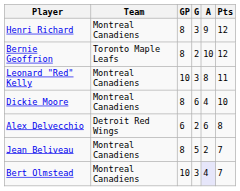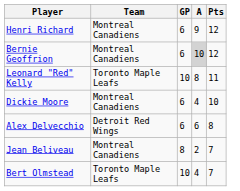- column: (197, 11)
(182, 30) 8 -> (182, 30) 6
(127, 54) Toronto Maple Leafs -> (116, 54) Montreal Canadiens
(182, 54) 8 -> (182, 54) 6
(208, 54) no background -> (199, 54) lightgrey background
(116, 78) Montreal Canadiens -> (127, 78) Toronto Maple Leafs
(182, 102) 8 -> (182, 102) 6
(116, 174) Montreal Canadiens -> (127, 174) Toronto Maple Leafs
(206, 174) lavender background -> (197, 174) no background
